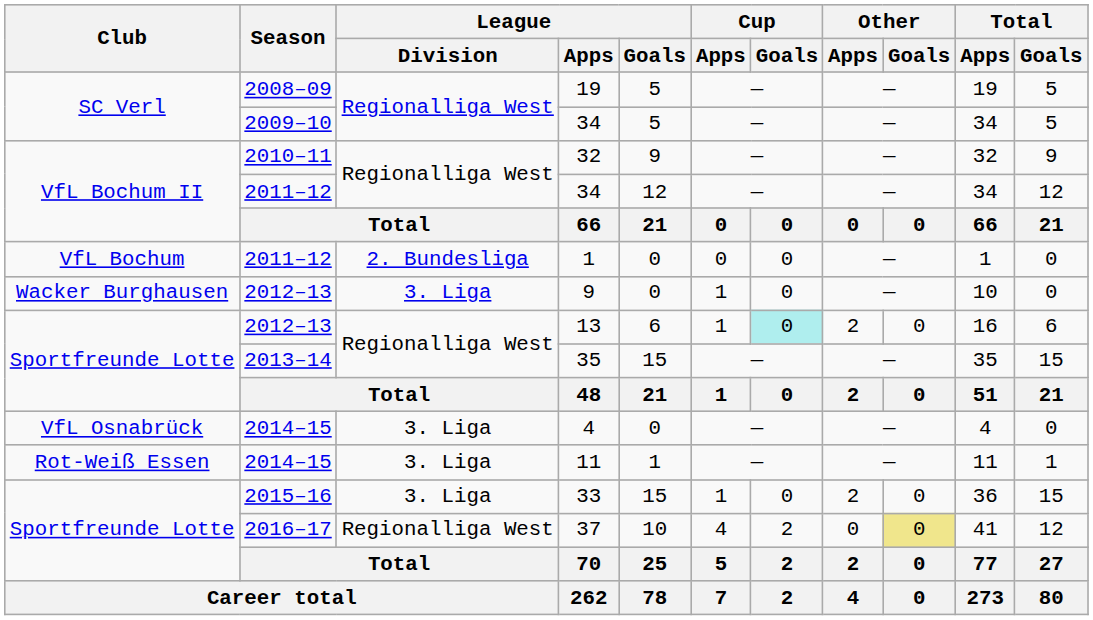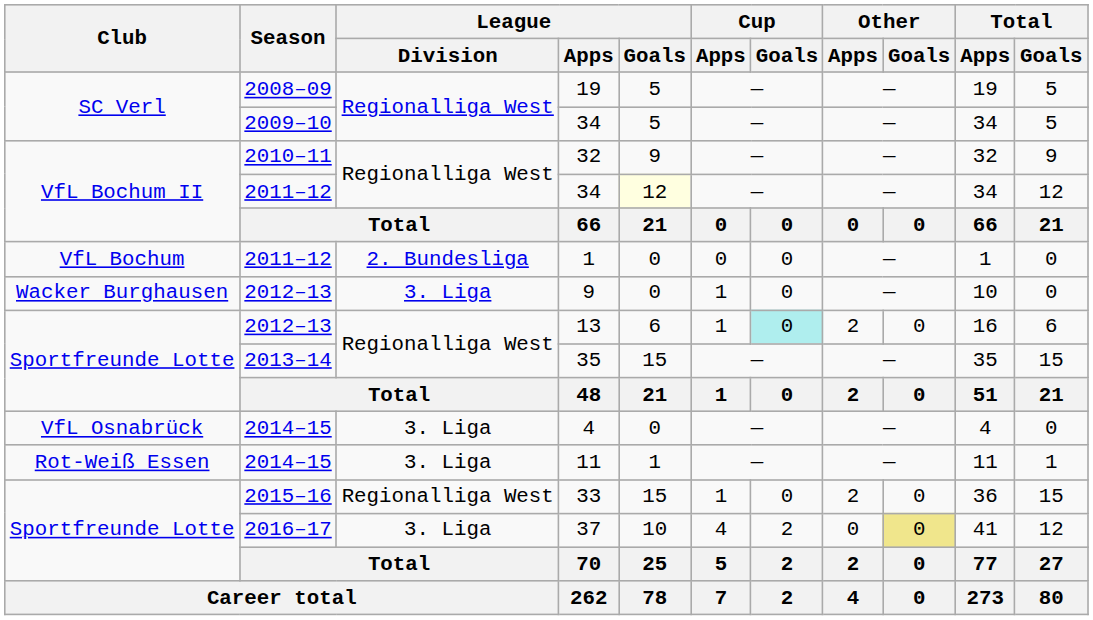(655, 191) no background -> (655, 191) lightyellow background
(448, 496) 3. Liga -> (448, 496) Regionalliga West
(448, 530) Regionalliga West -> (448, 530) 3. Liga
